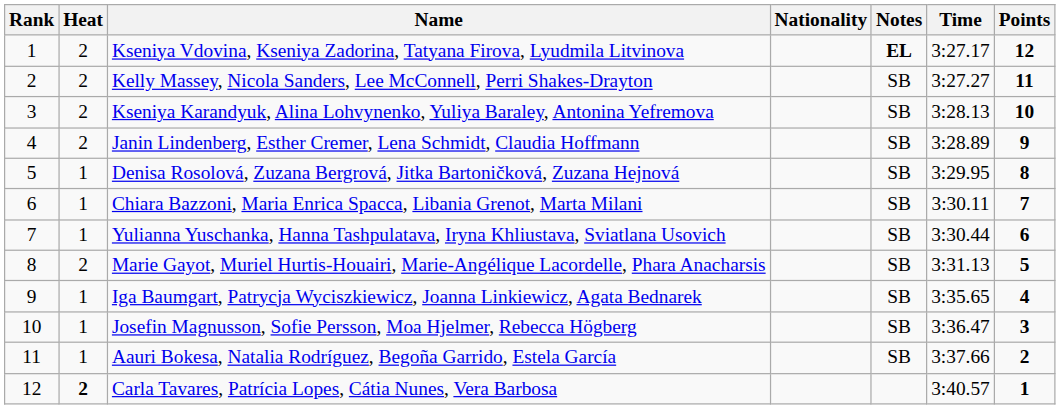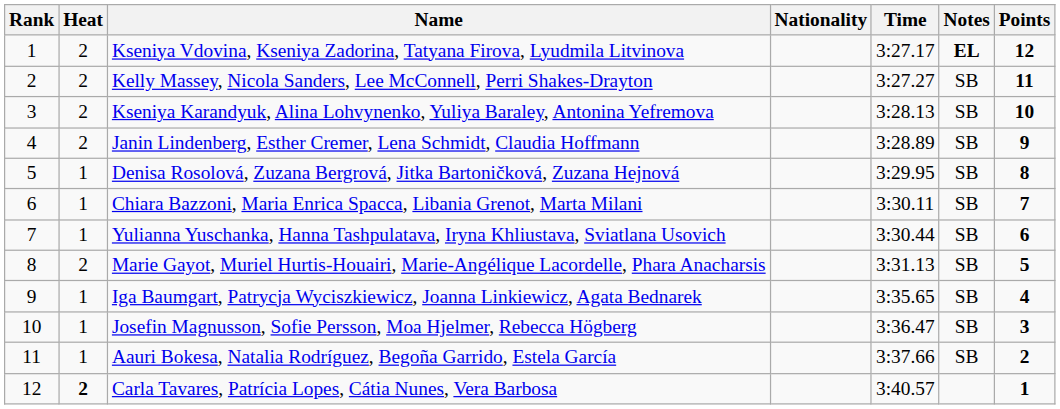columns swapped: (960, 19) <-> (899, 19)
